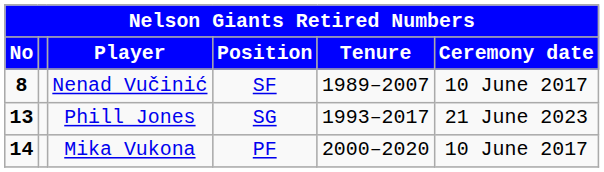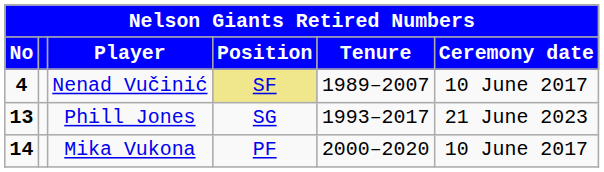(21, 86) 8 -> (21, 86) 4
(265, 86) no background -> (265, 86) khaki background
